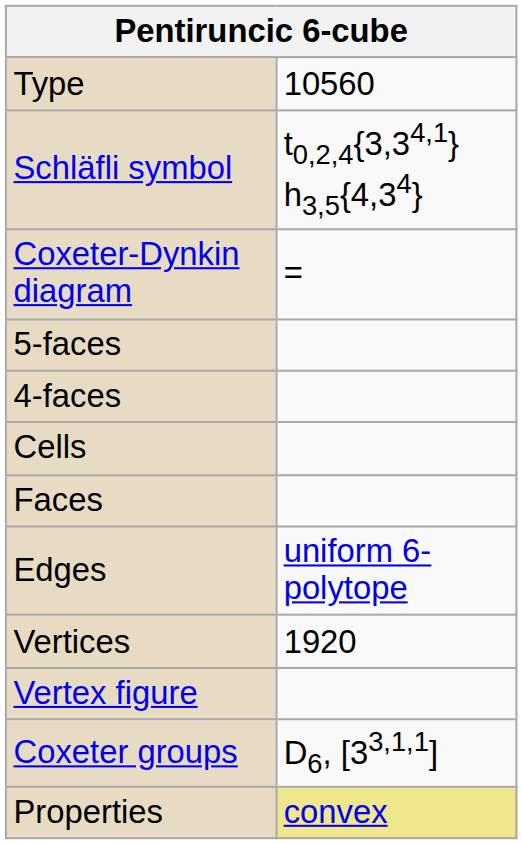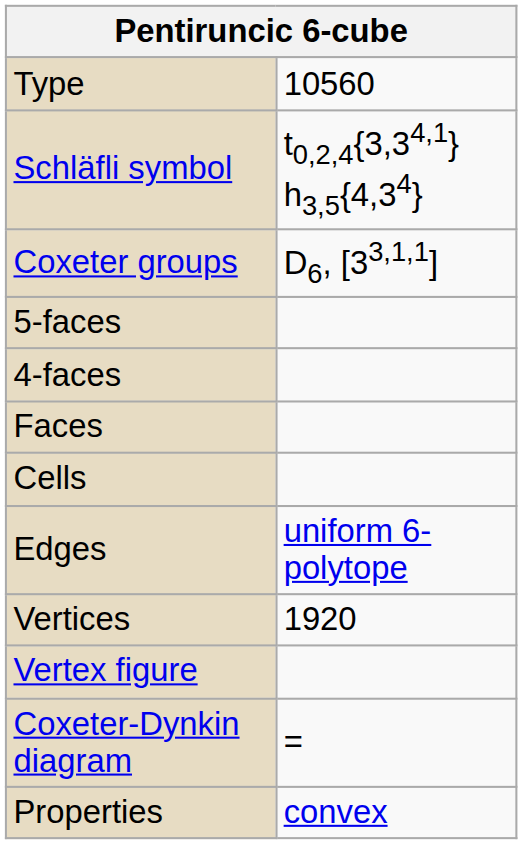rows swapped: (127, 273) <-> (126, 752)
rows swapped: (50, 448) <-> (58, 500)
(336, 812) khaki background -> (336, 812) no background
